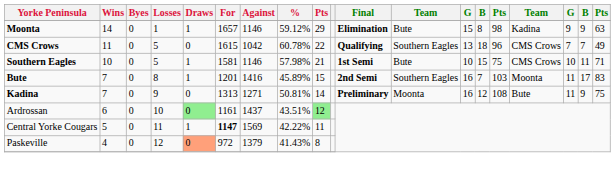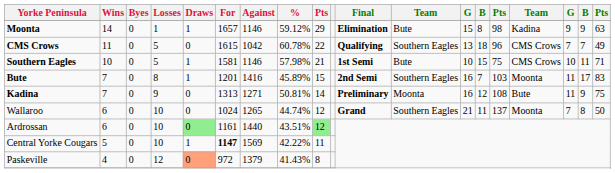+ row: (25, 110)
(252, 110) 1437 -> (252, 126) 1440
(158, 126) 11 -> (158, 143) 10
